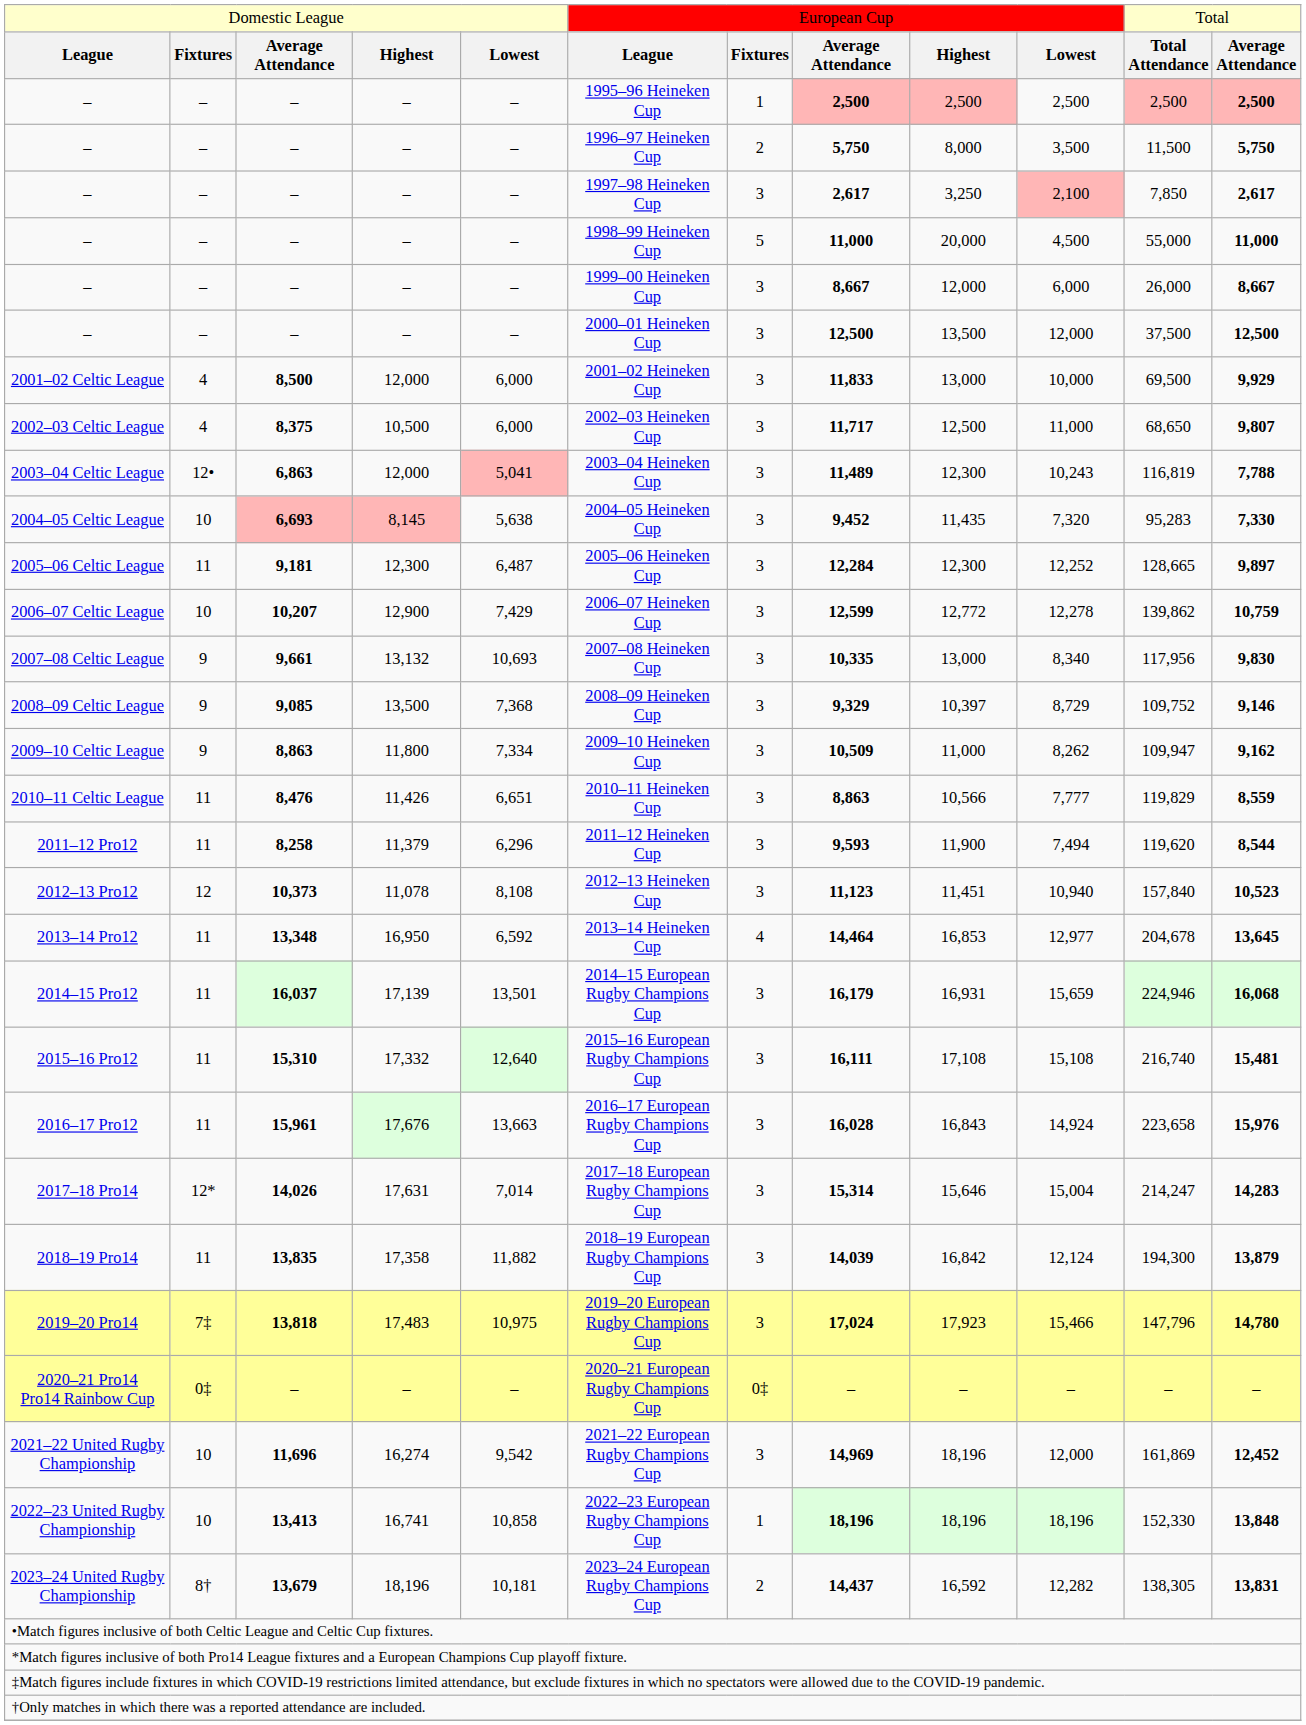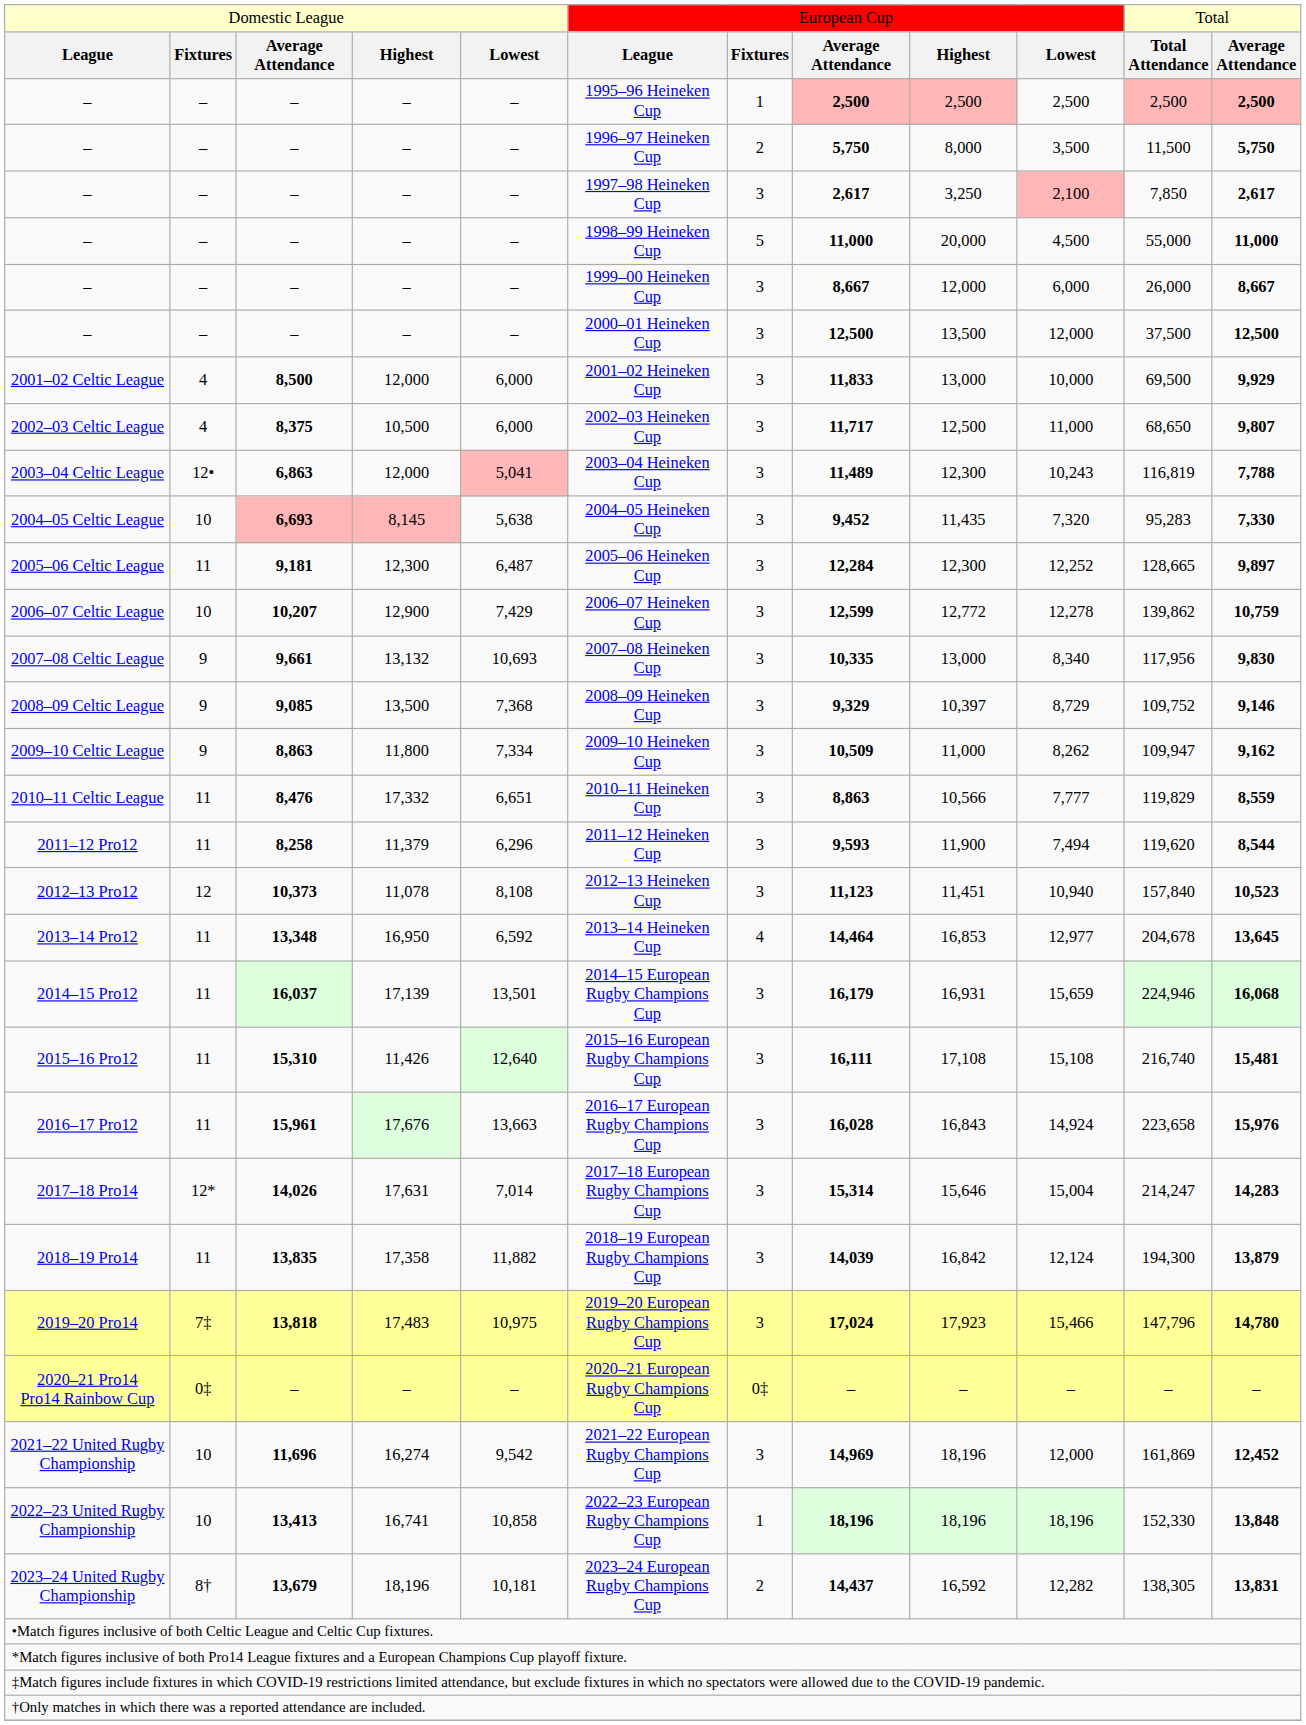(407, 798) 11,426 -> (407, 798) 17,332
(407, 1059) 17,332 -> (407, 1059) 11,426
